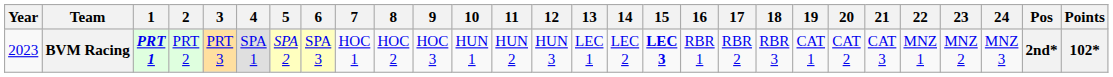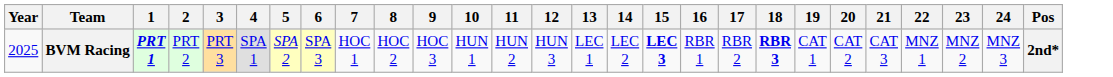- column: (1085, 16)
(23, 50) 2023 -> (23, 50) 2025
(774, 50) normal -> (775, 50) bold
